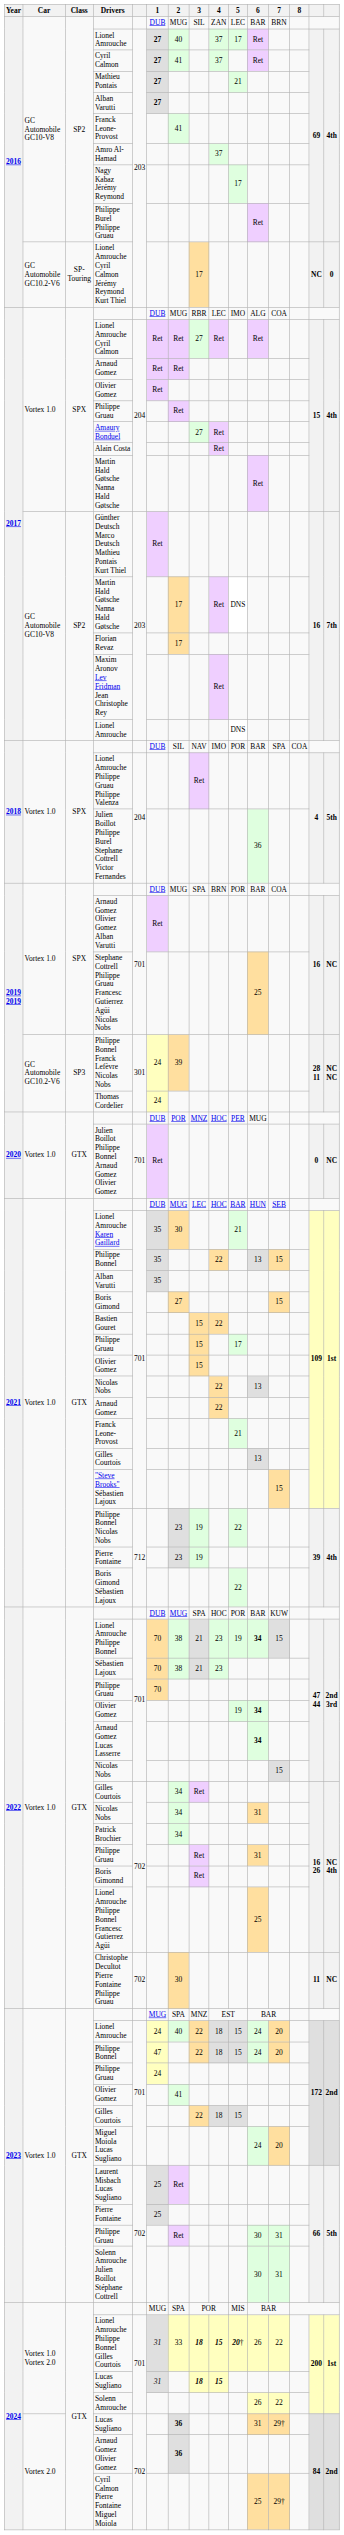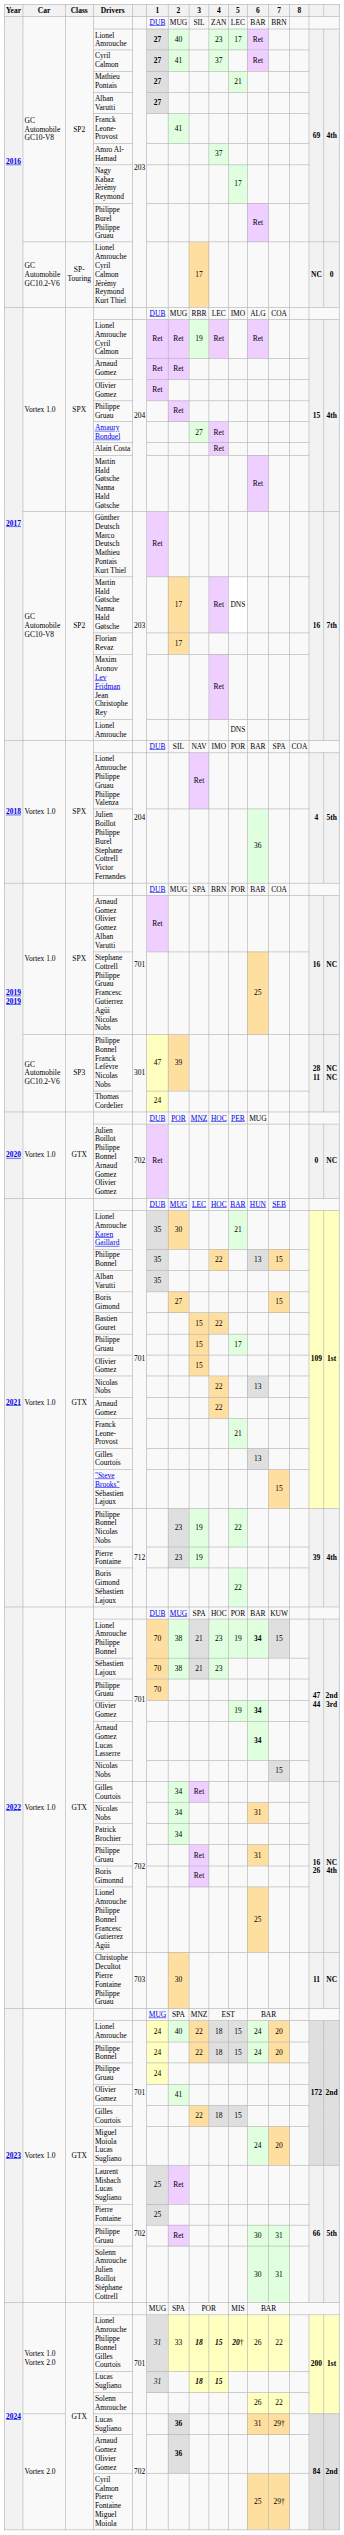(219, 39) 37 -> (219, 39) 23
(199, 338) 27 -> (199, 338) 19
(157, 1062) 24 -> (157, 1062) 47
(140, 1161) 701 -> (140, 1161) 702
(140, 1980) 702 -> (140, 1980) 703
(157, 2052) 47 -> (157, 2052) 24
